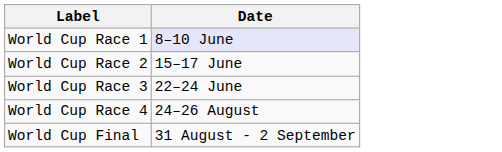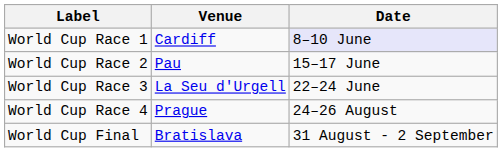+ column: (220, 16)
